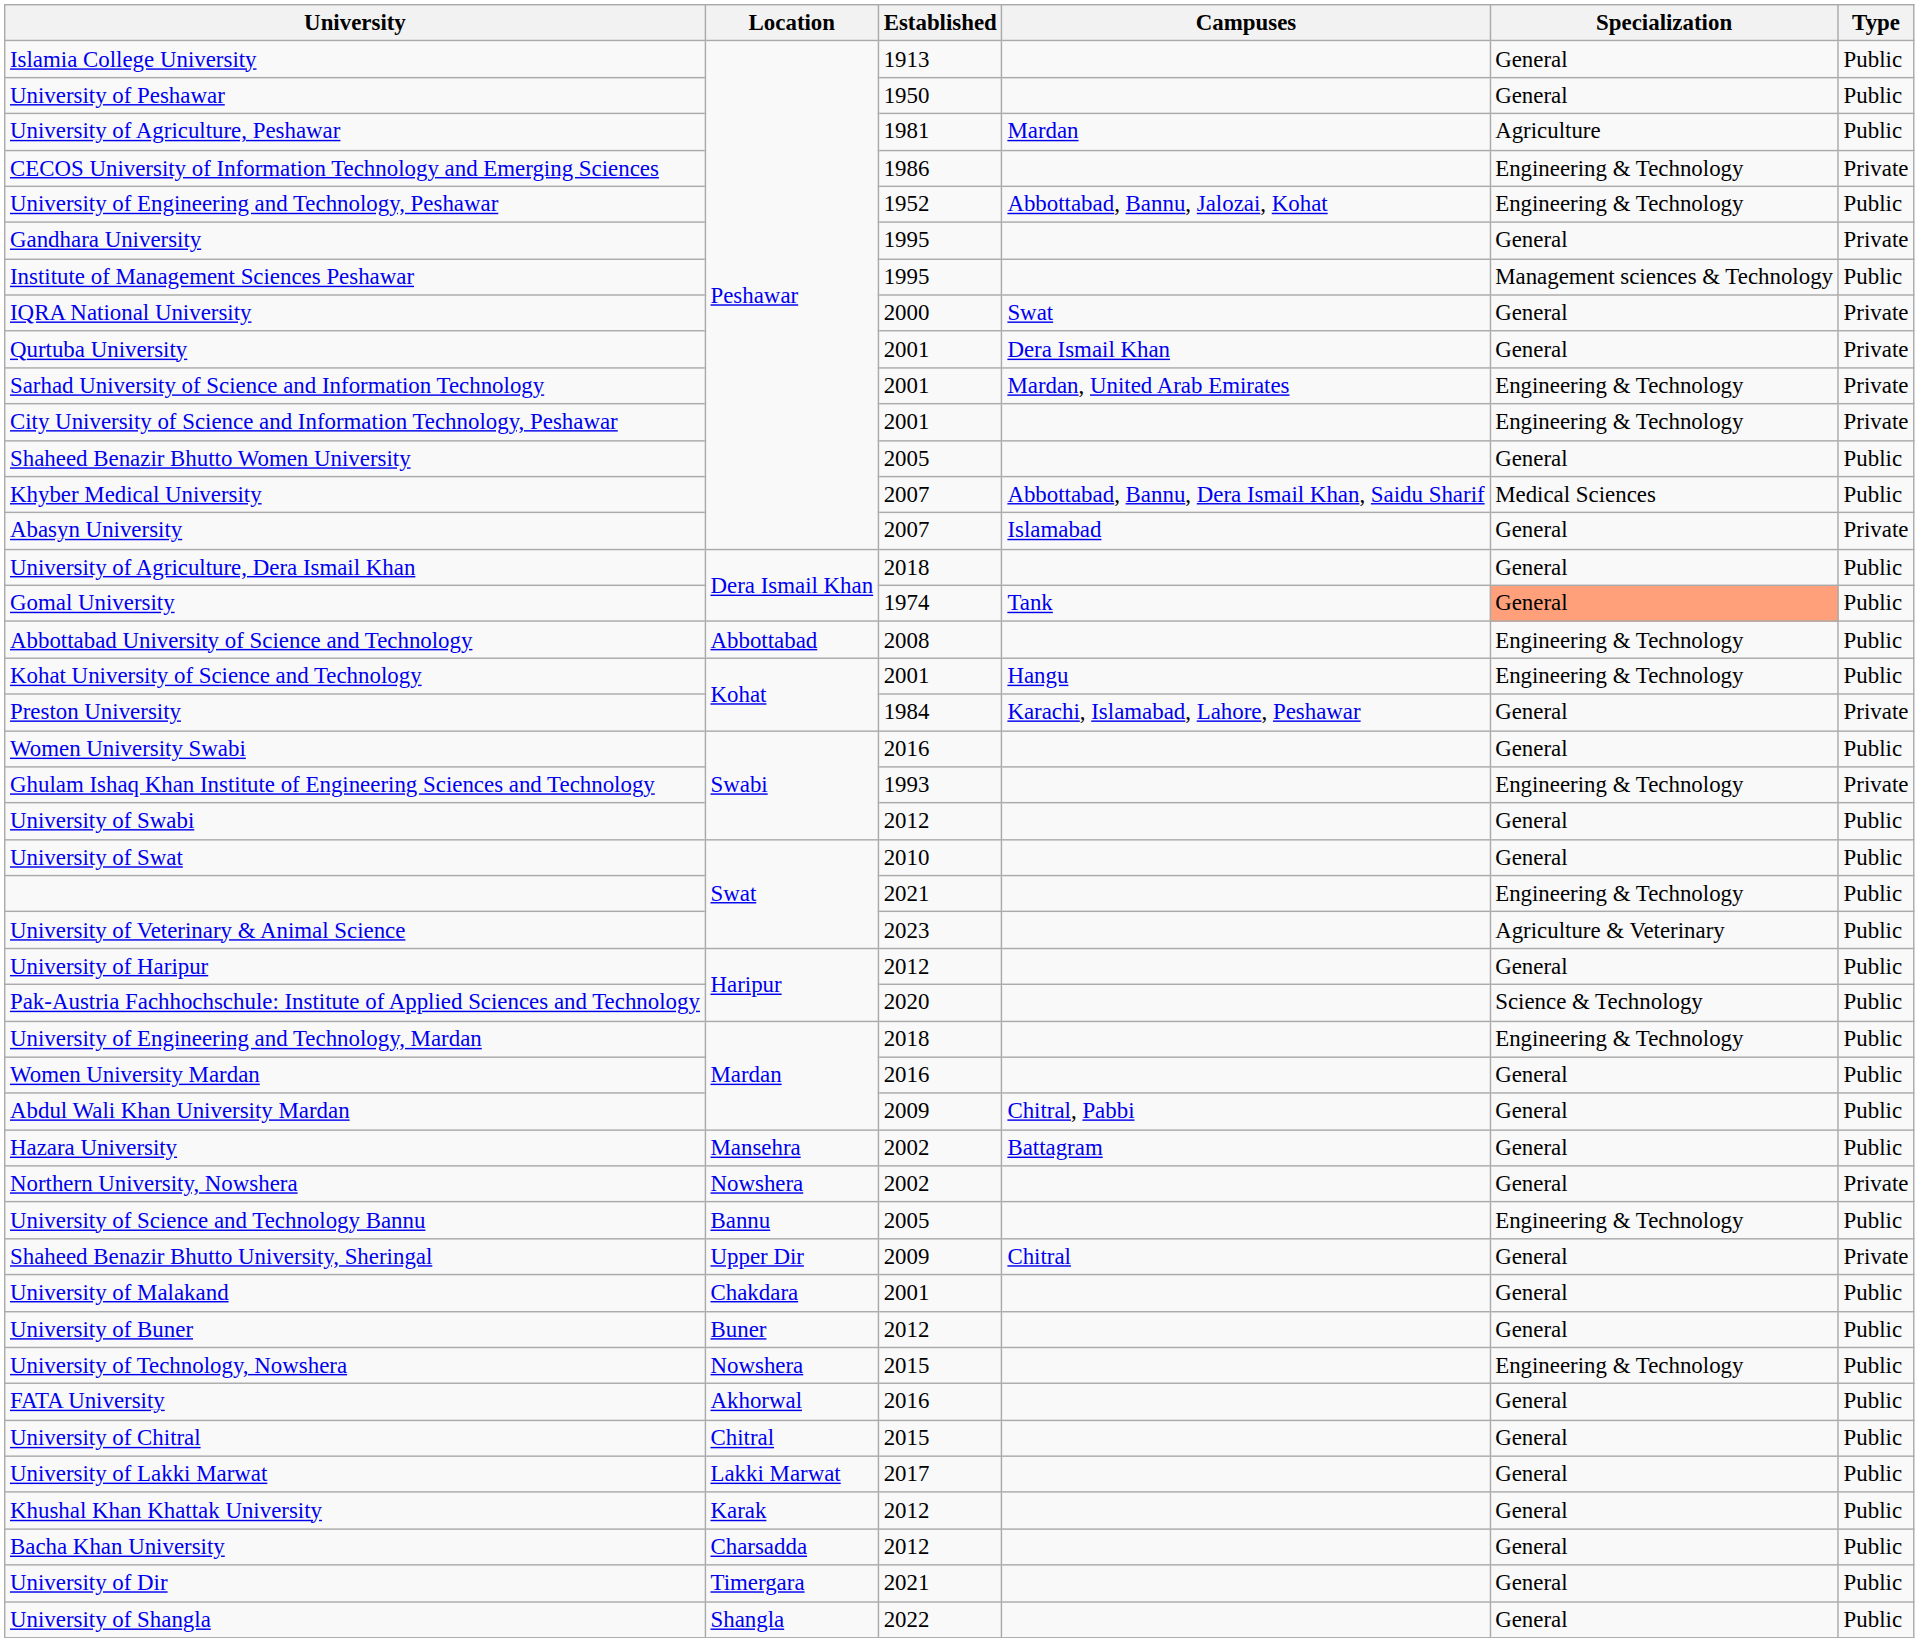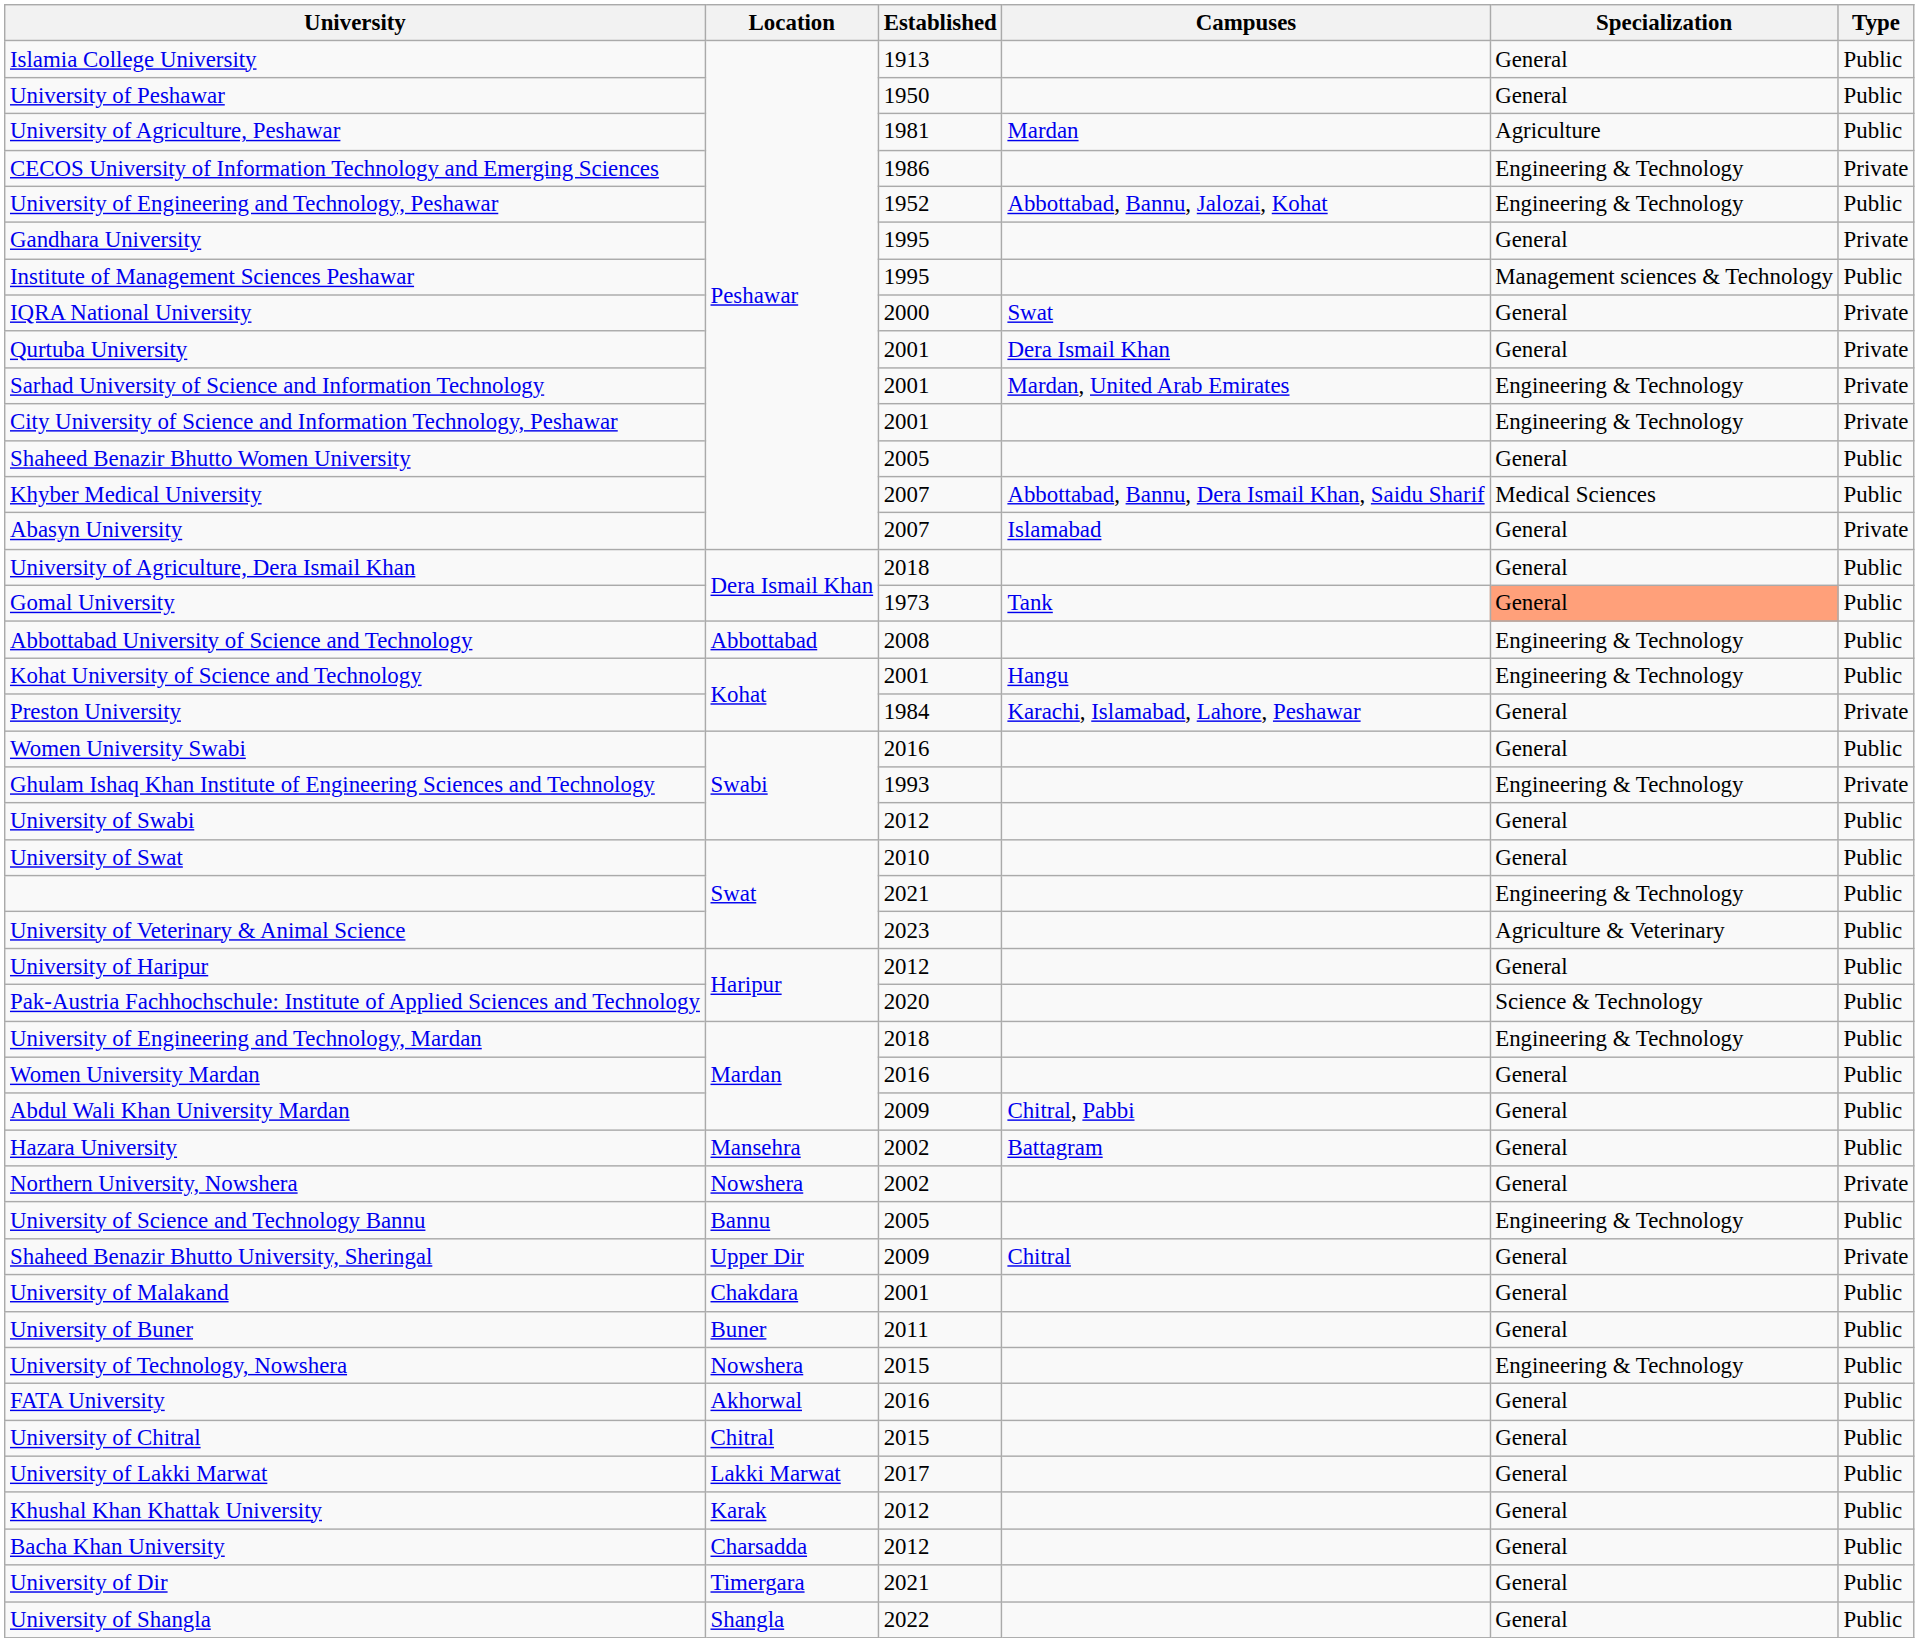(907, 603) 1974 -> (907, 603) 1973
(907, 1328) 2012 -> (906, 1328) 2011
